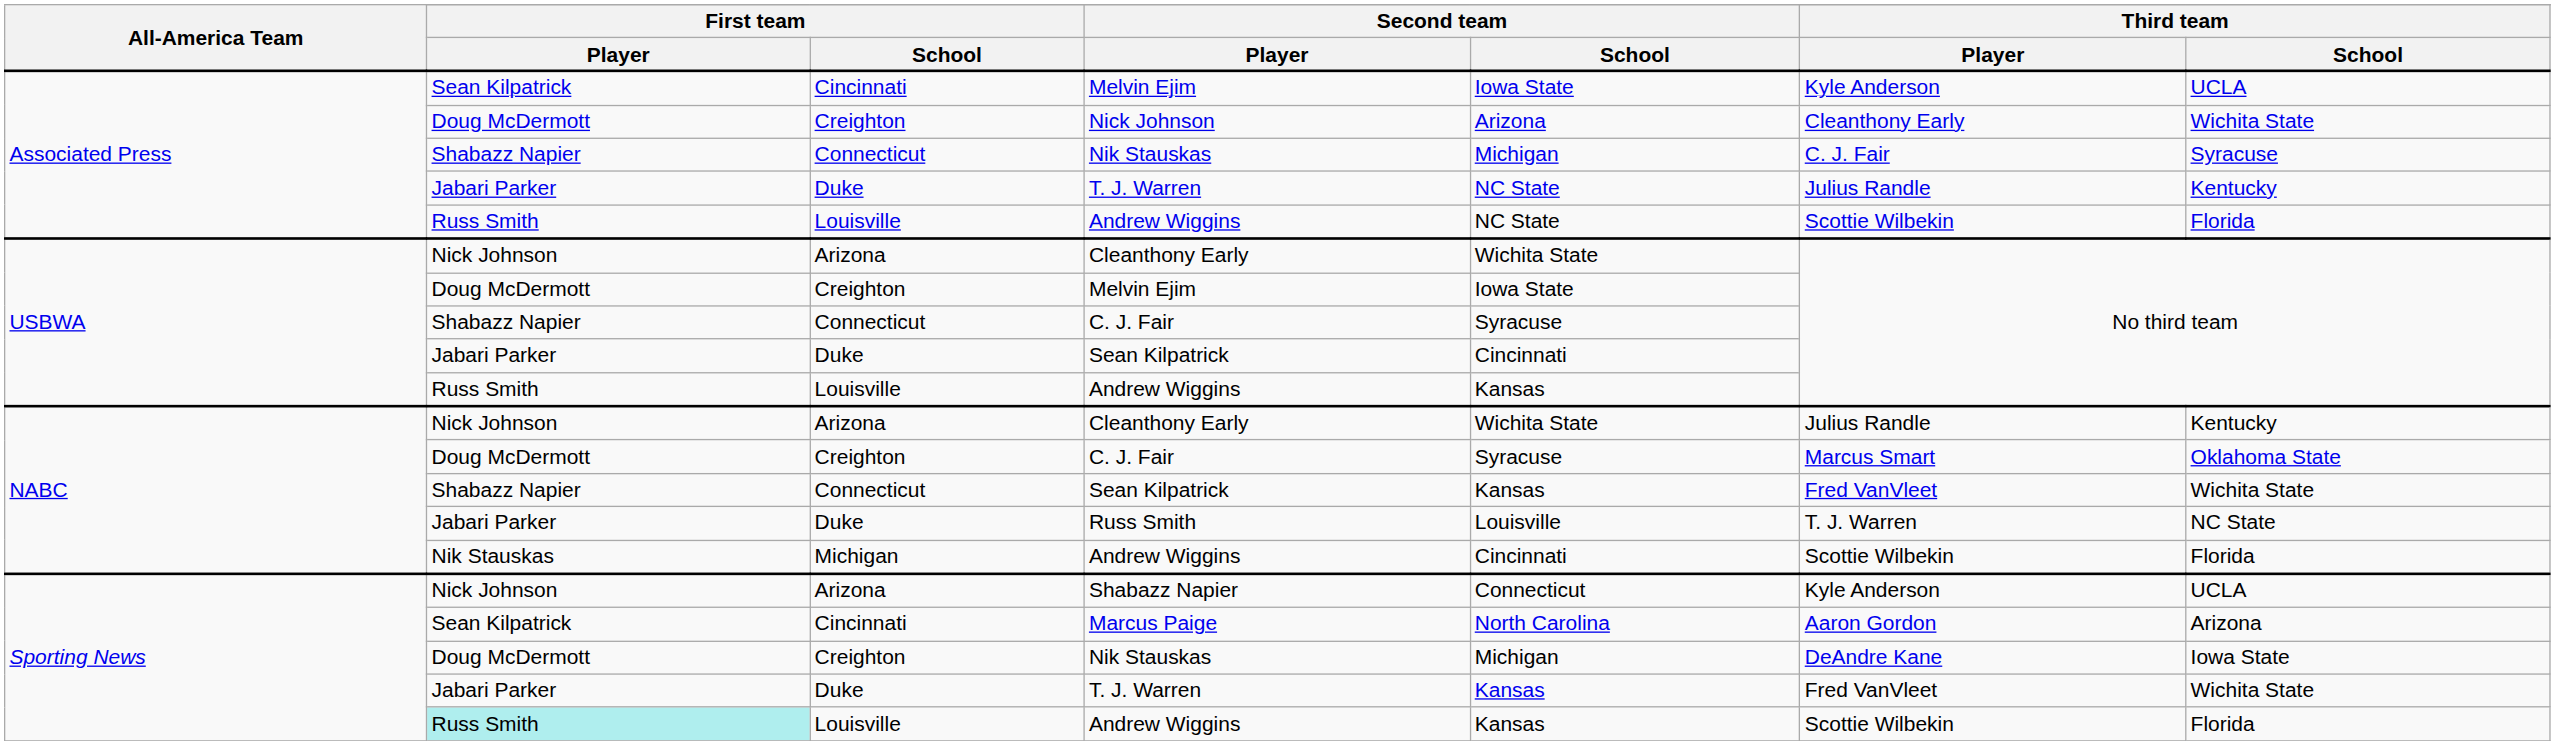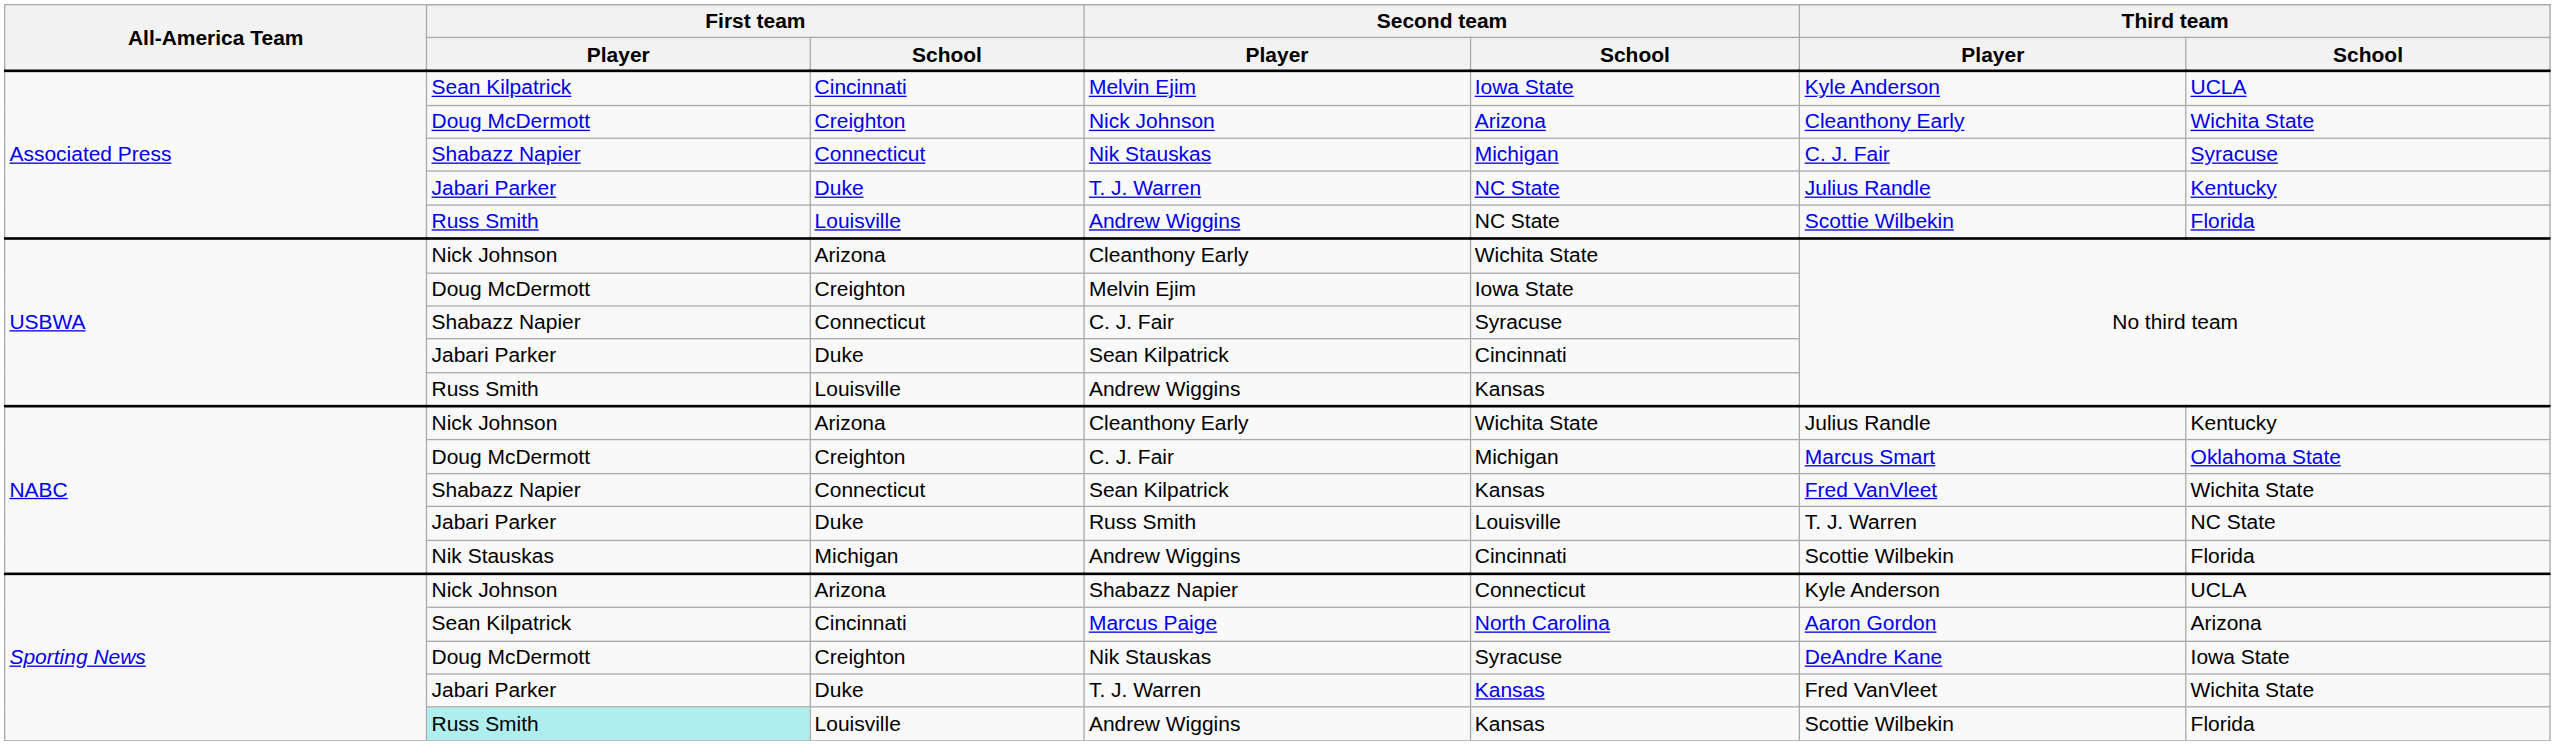(1518, 456) Syracuse -> (1517, 456) Michigan
(1517, 657) Michigan -> (1518, 657) Syracuse
